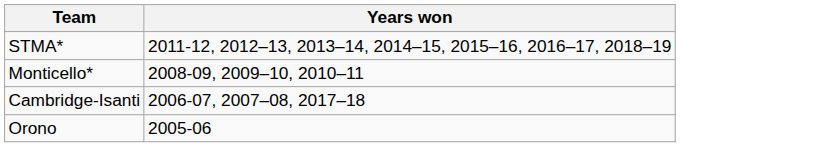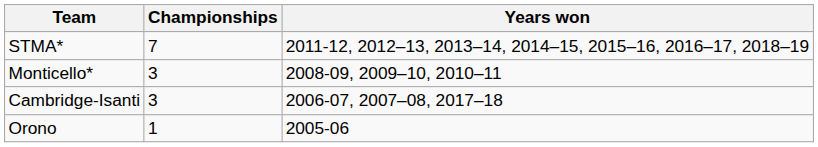+ column: (213, 18)
